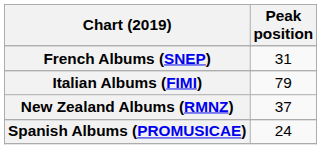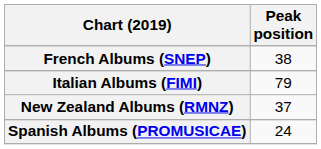(283, 58) 31 -> (283, 58) 38
